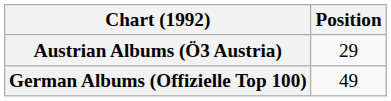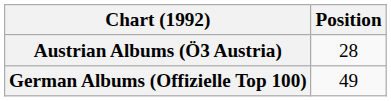(349, 50) 29 -> (349, 50) 28
